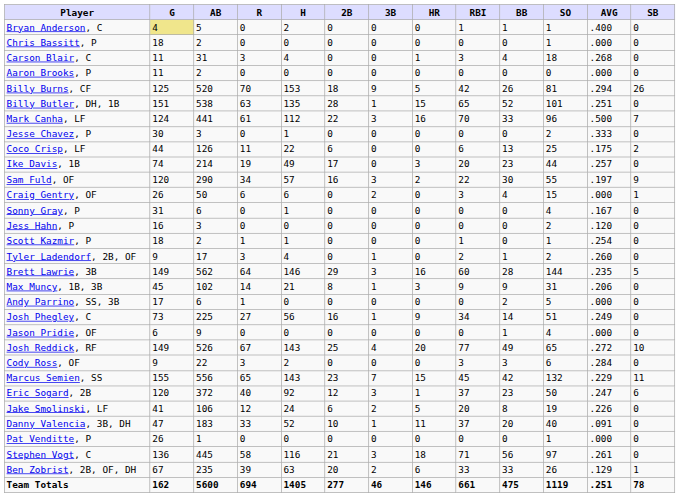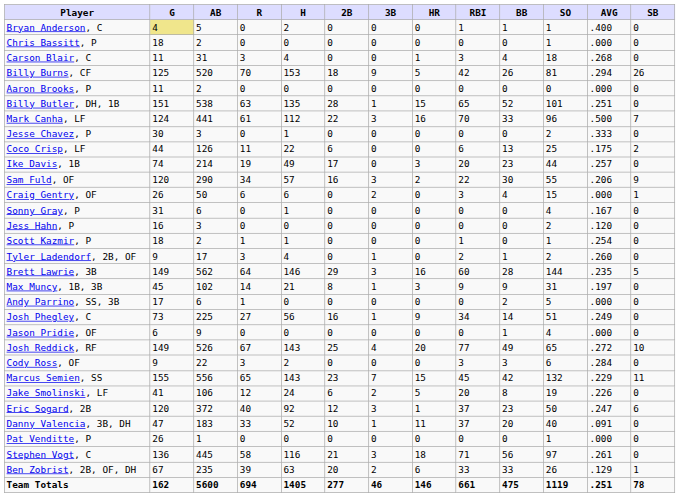rows swapped: (49, 73) <-> (49, 88)
(601, 180) .197 -> (601, 180) .206
(601, 287) .206 -> (601, 287) .197
rows swapped: (57, 409) <-> (49, 393)
